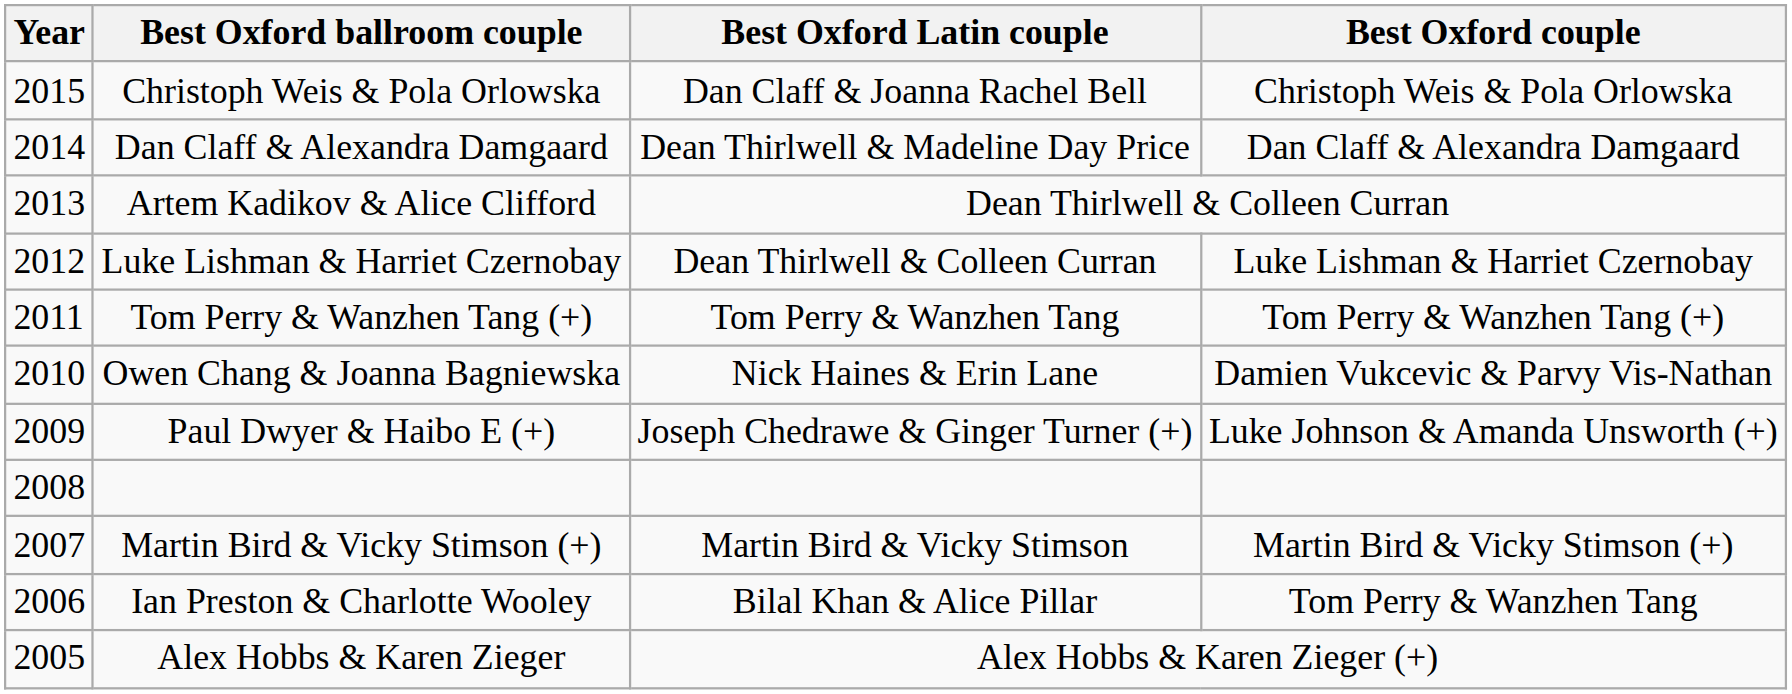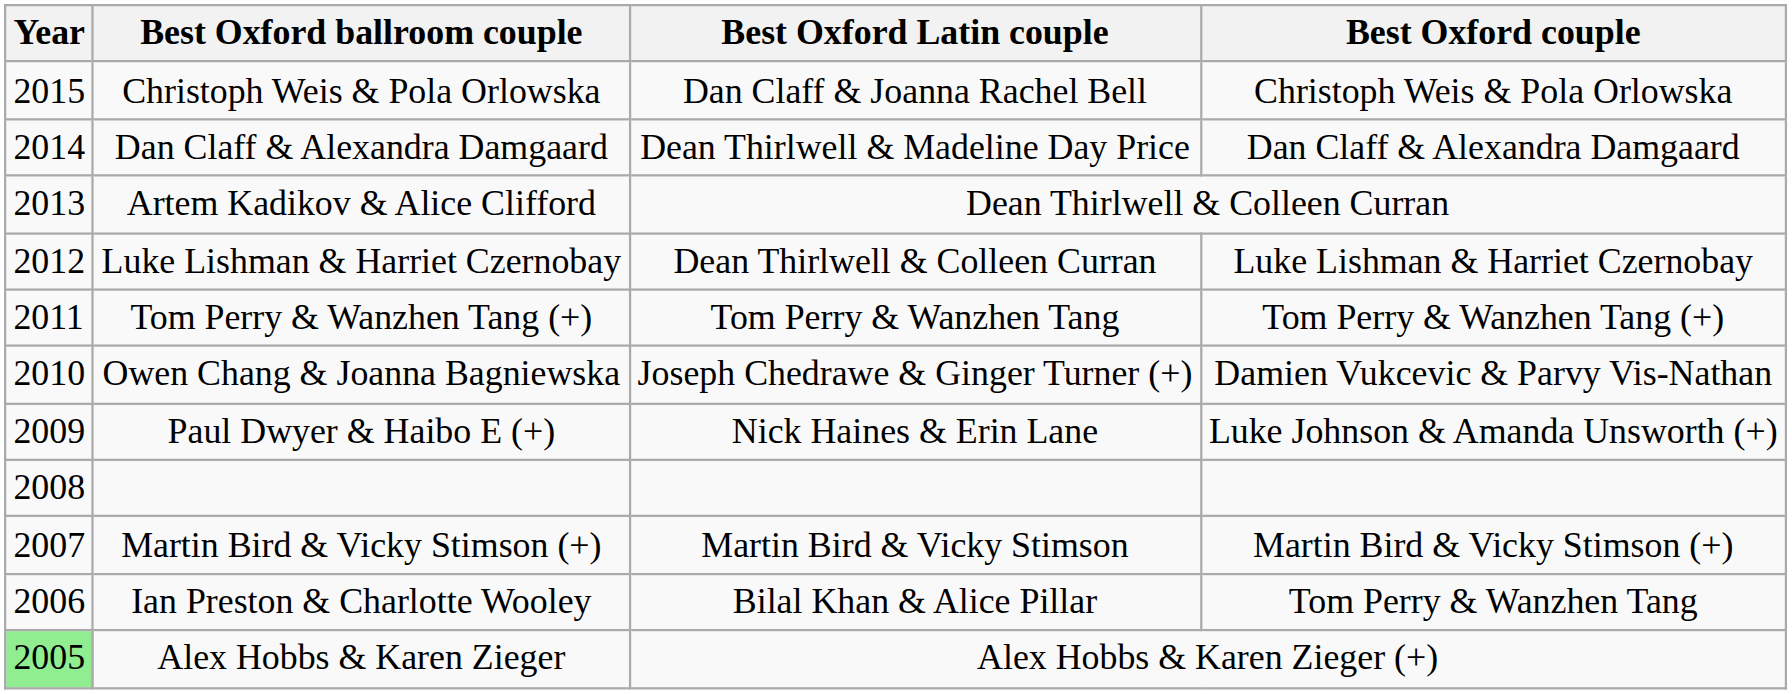(915, 373) Nick Haines & Erin Lane -> (915, 373) Joseph Chedrawe & Ginger Turner (+)
(915, 430) Joseph Chedrawe & Ginger Turner (+) -> (915, 430) Nick Haines & Erin Lane
(49, 658) no background -> (49, 658) lightgreen background
